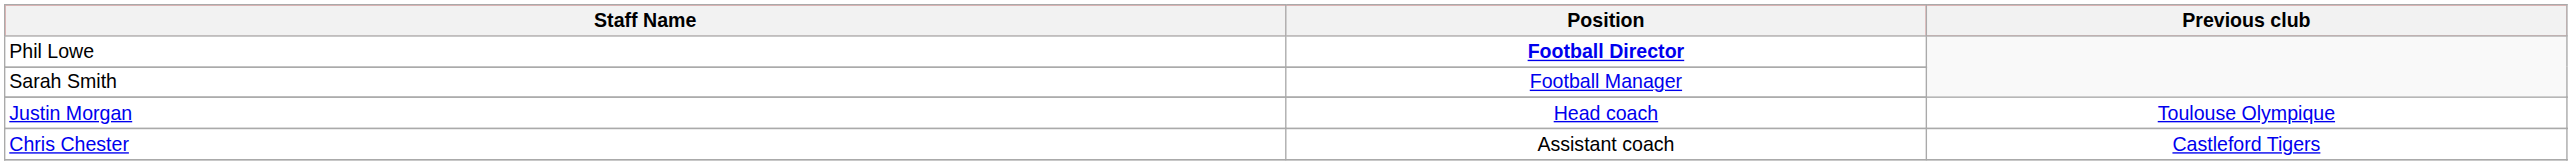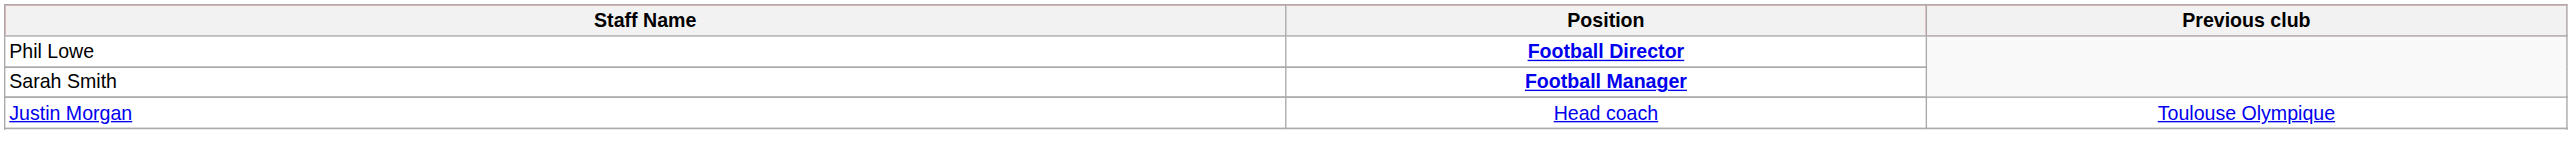(1606, 82) normal -> (1606, 82) bold
- row: (69, 144)
